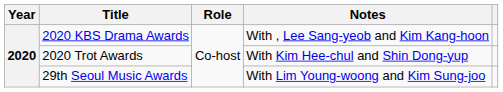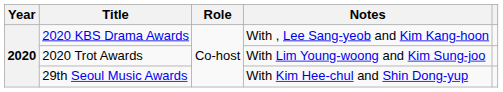(357, 55) With Kim Hee-chul and Shin Dong-yup -> (366, 55) With Lim Young-woong and Kim Sung-joo
(366, 76) With Lim Young-woong and Kim Sung-joo -> (357, 76) With Kim Hee-chul and Shin Dong-yup
